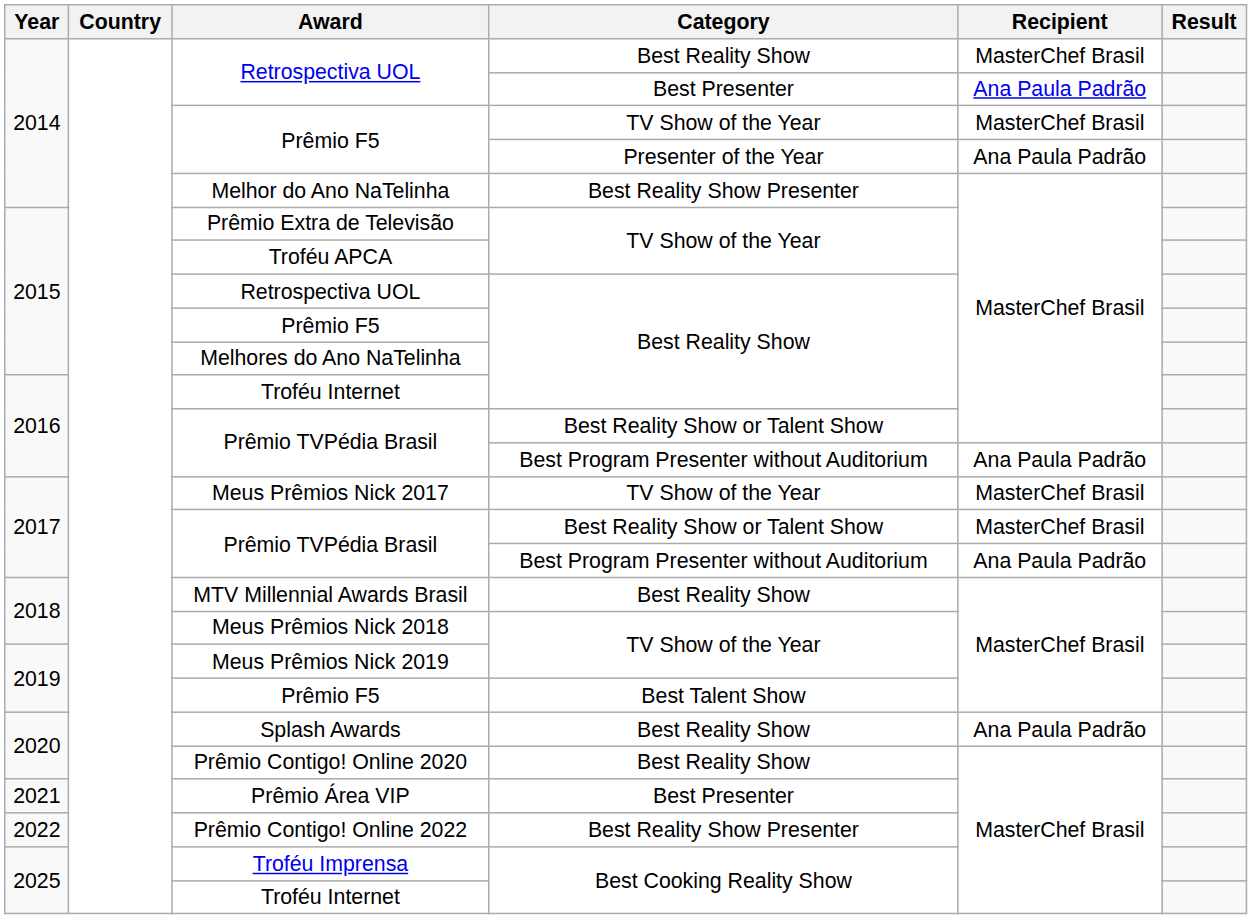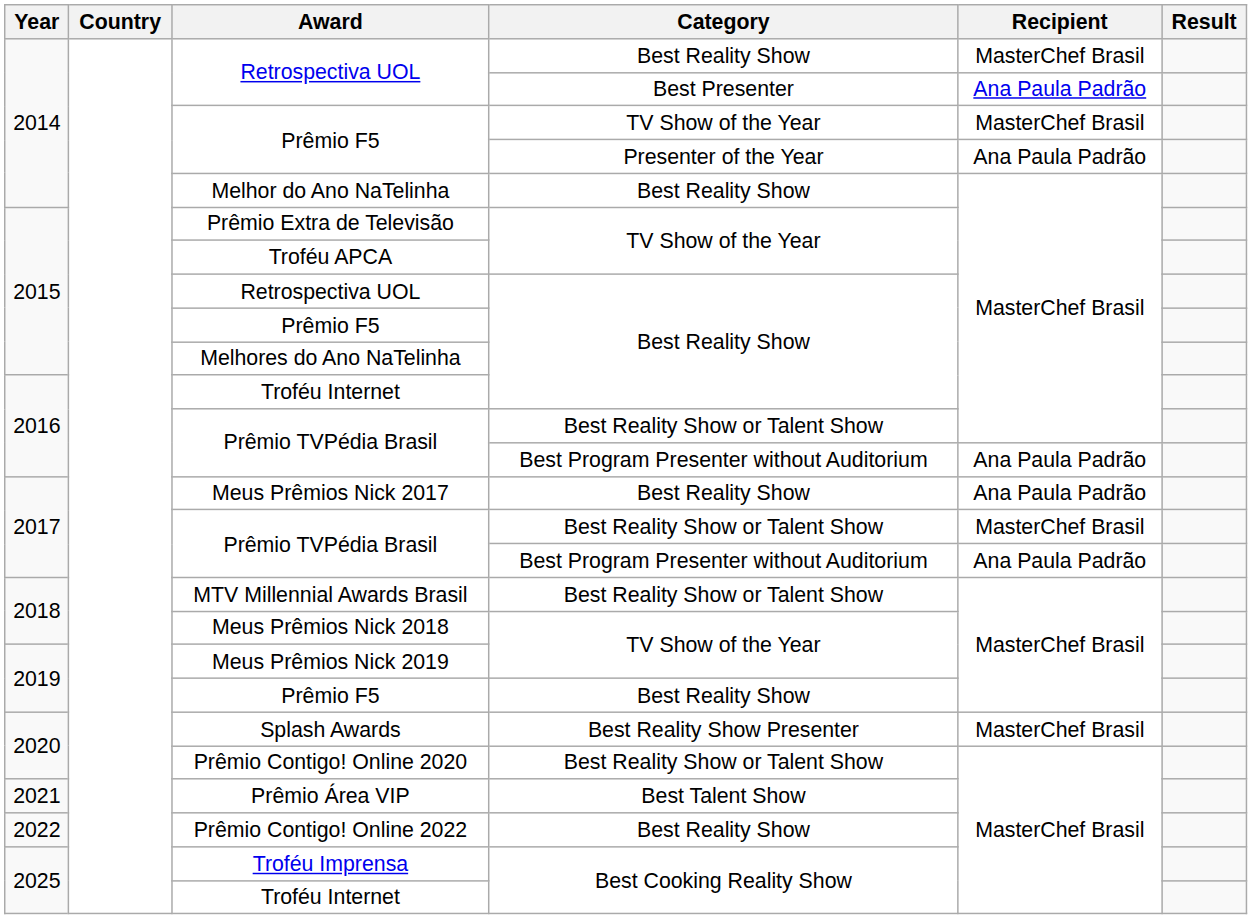(723, 190) Best Reality Show Presenter -> (723, 190) Best Reality Show
(723, 493) TV Show of the Year -> (723, 493) Best Reality Show
(1060, 493) MasterChef Brasil -> (1060, 493) Ana Paula Padrão
(723, 594) Best Reality Show -> (723, 594) Best Reality Show or Talent Show
(723, 695) Best Talent Show -> (723, 695) Best Reality Show
(723, 729) Best Reality Show -> (723, 729) Best Reality Show Presenter
(1060, 729) Ana Paula Padrão -> (1060, 729) MasterChef Brasil
(723, 763) Best Reality Show -> (723, 763) Best Reality Show or Talent Show
(723, 796) Best Presenter -> (723, 796) Best Talent Show
(723, 830) Best Reality Show Presenter -> (723, 830) Best Reality Show
